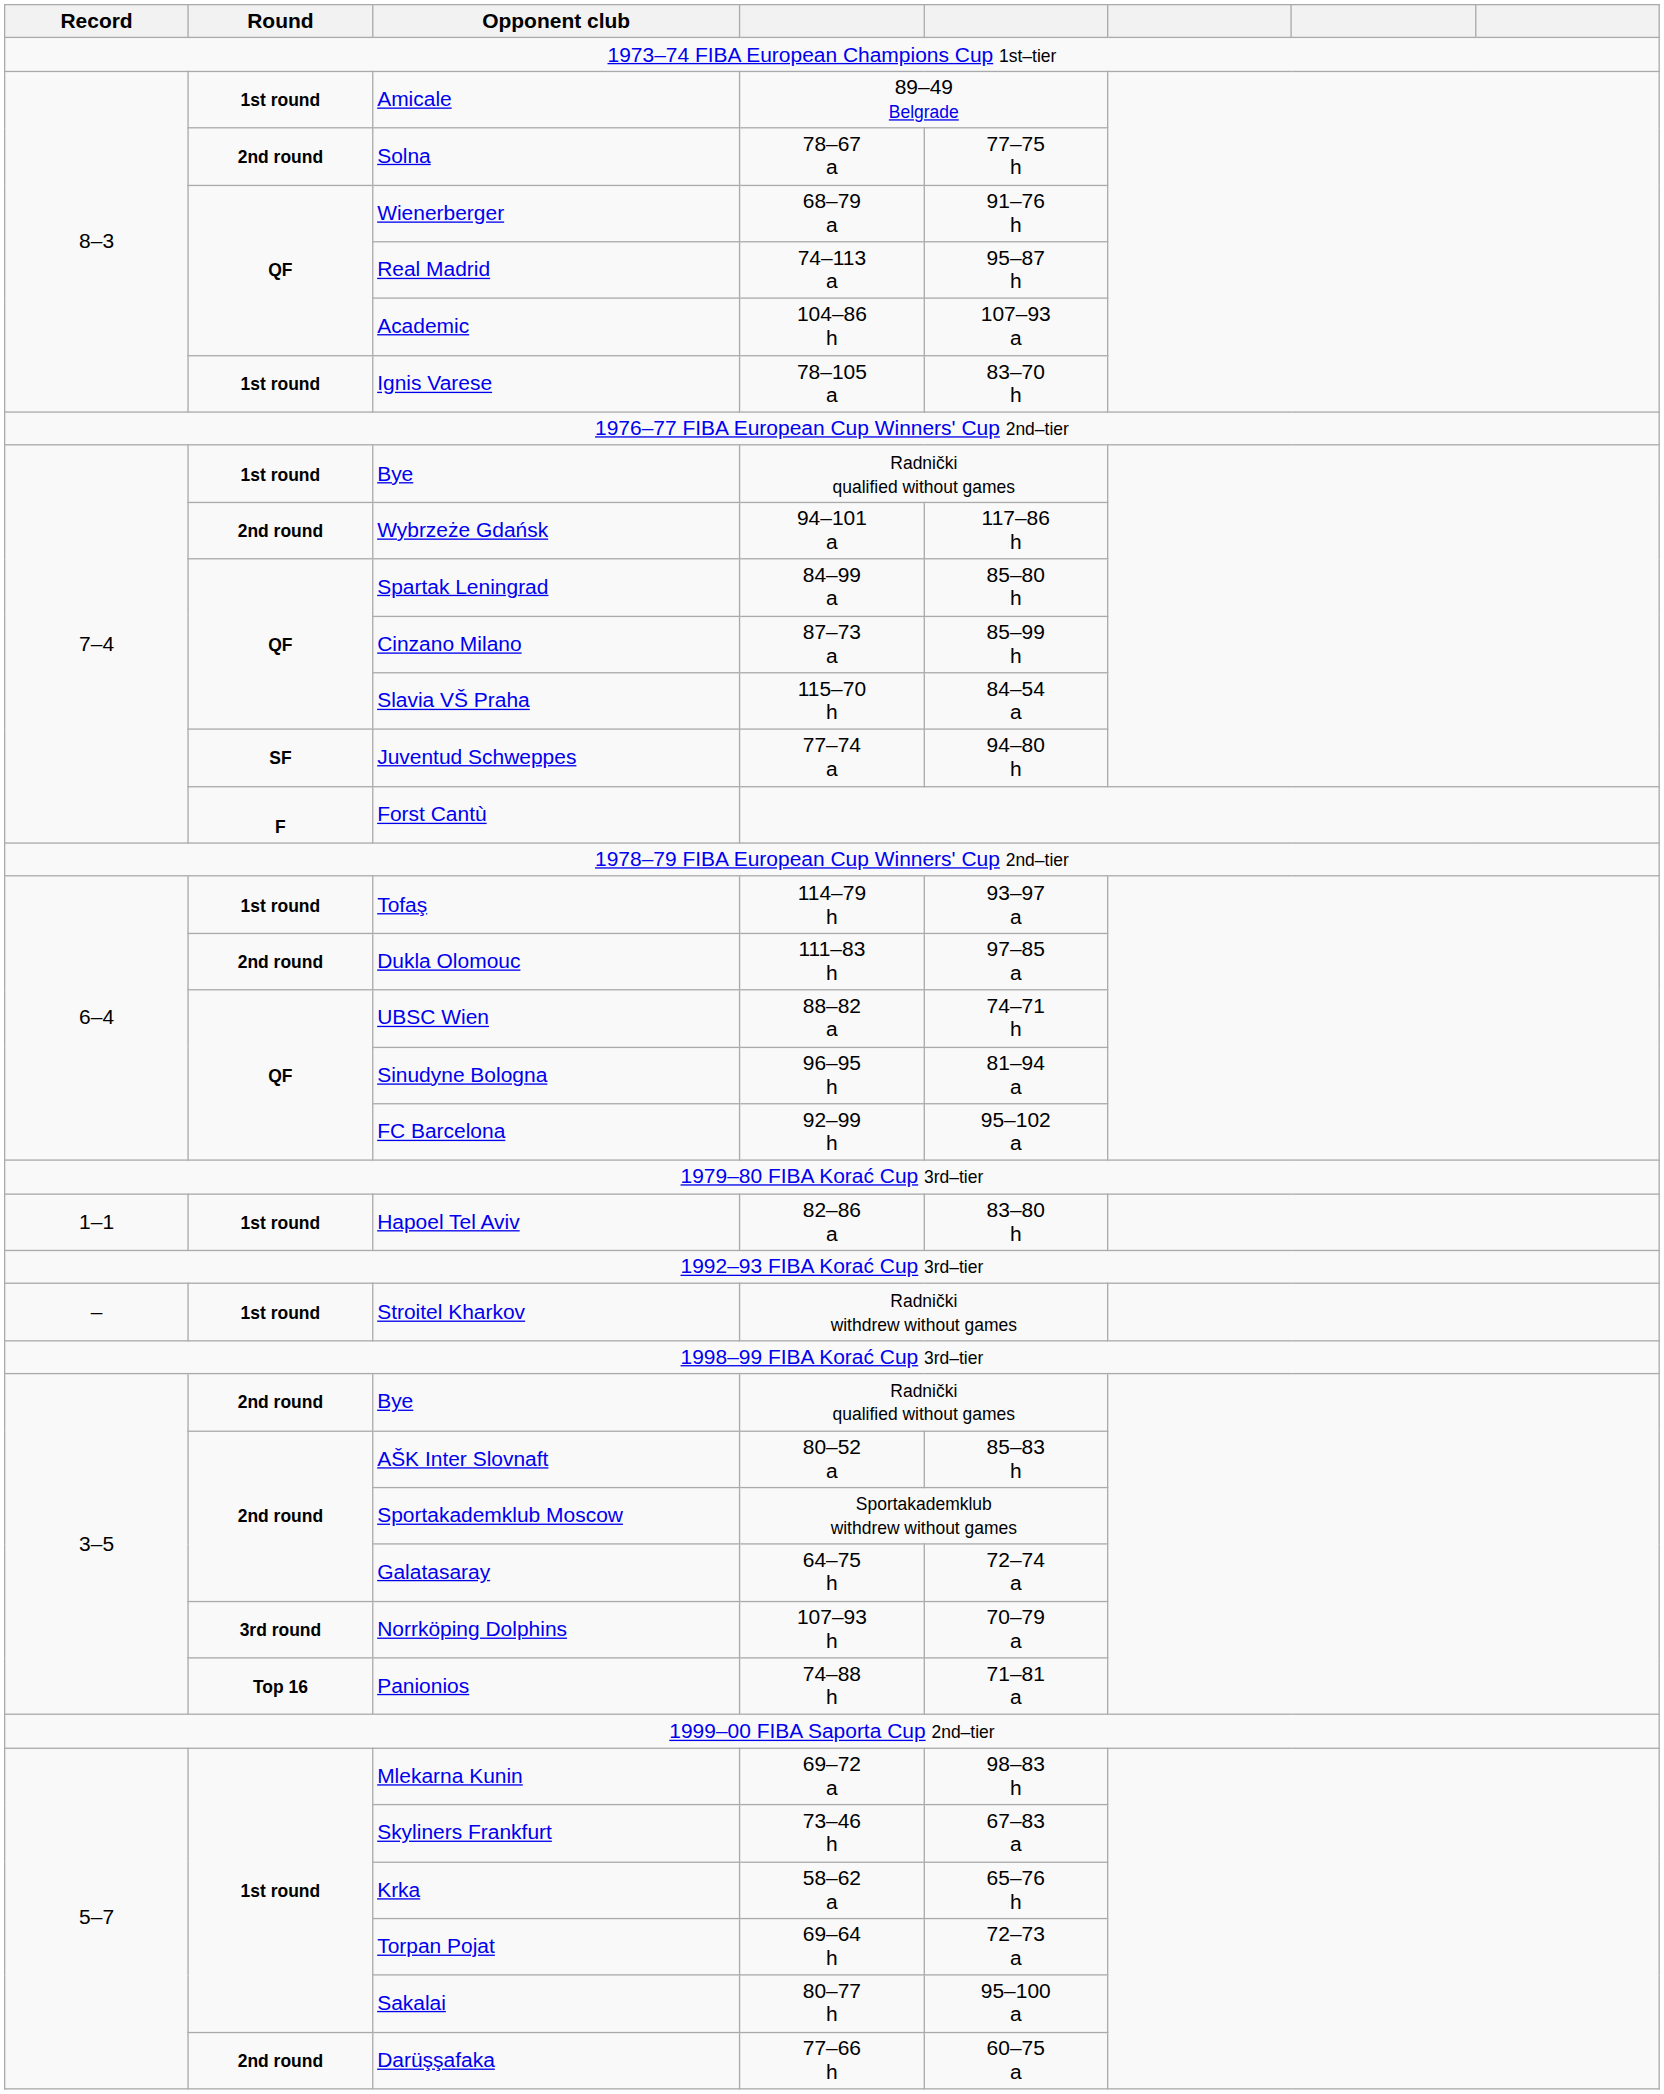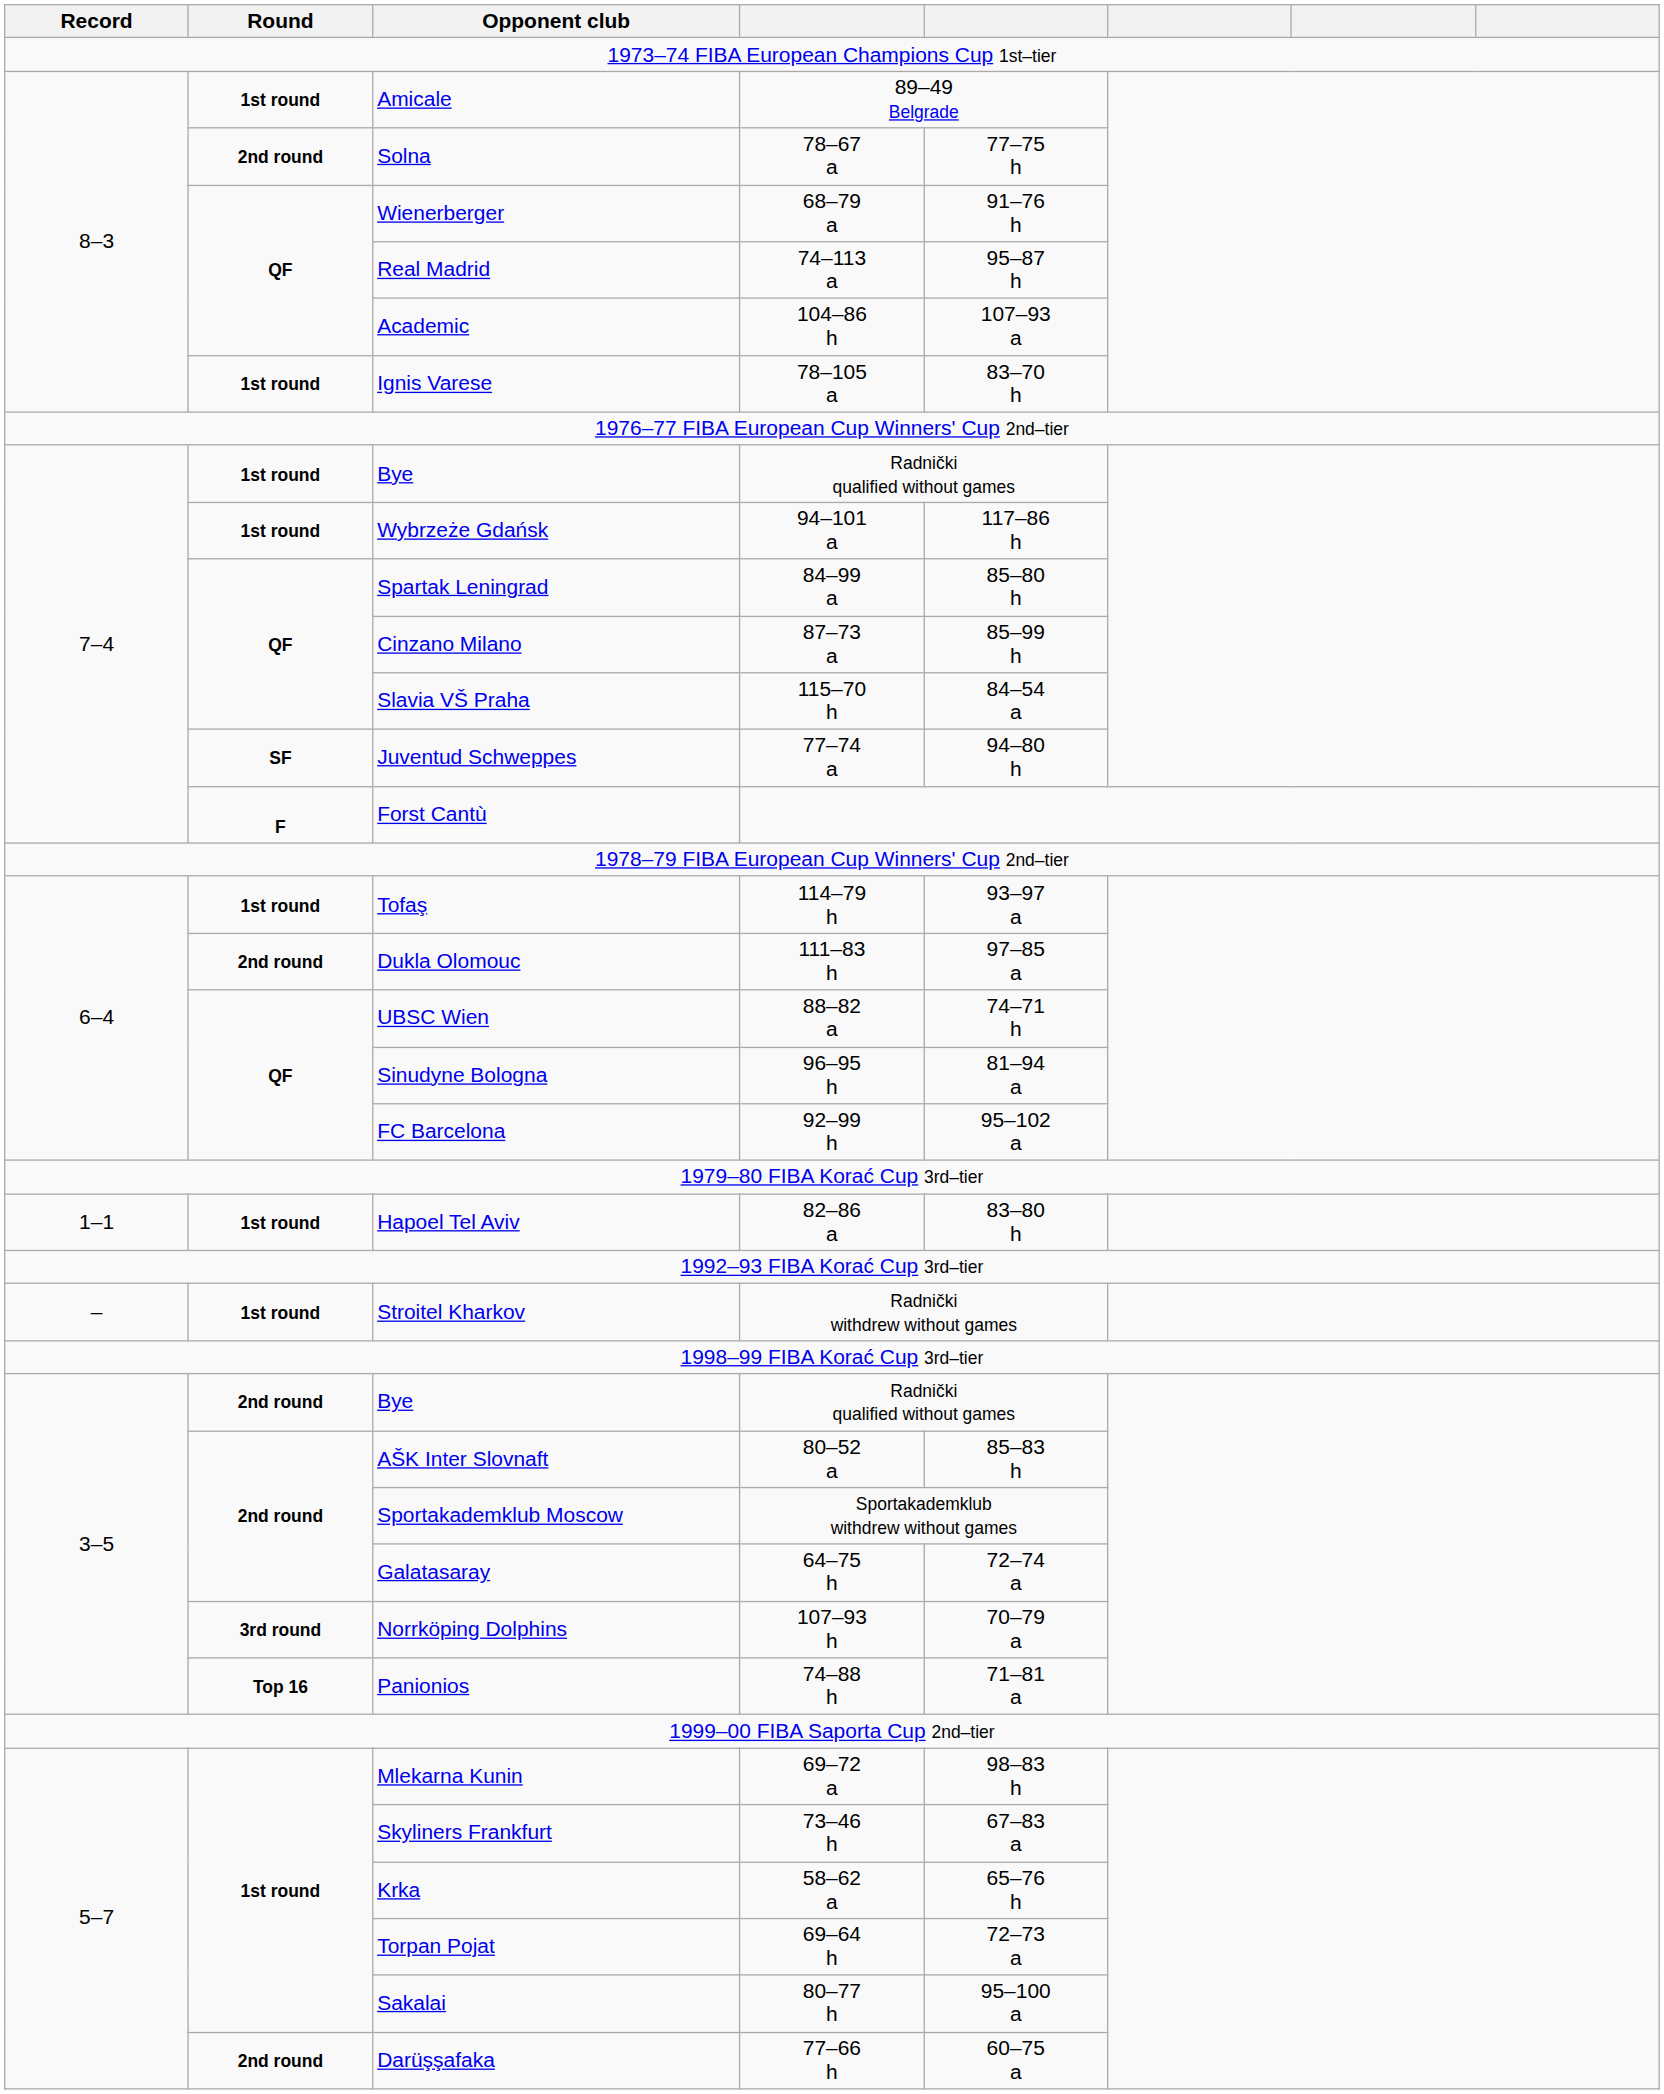(280, 531) 2nd round -> (280, 531) 1st round
